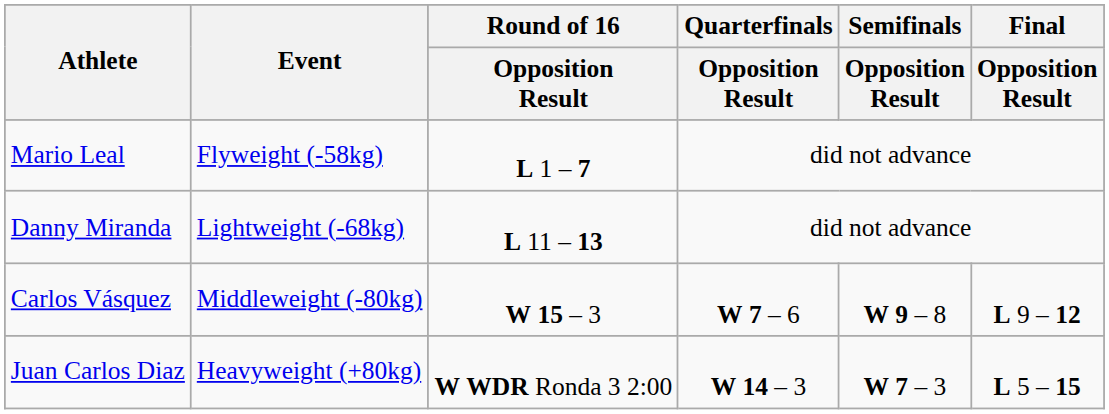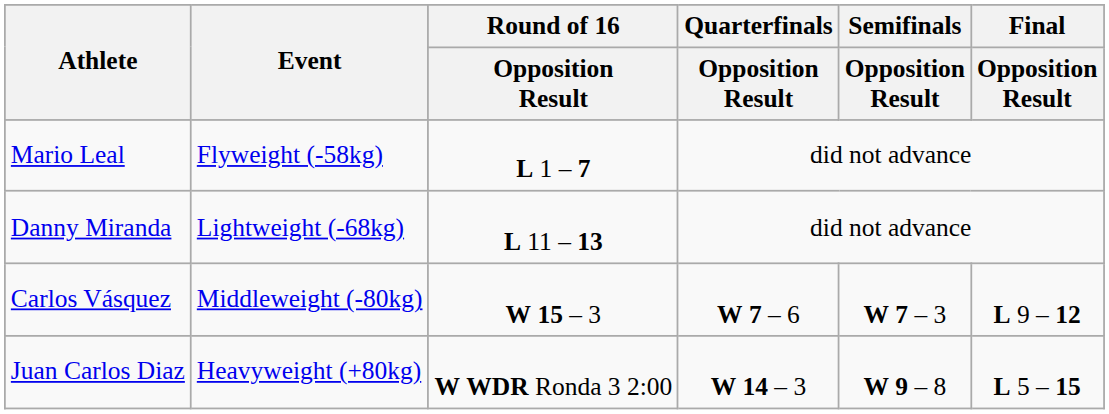(905, 314) W 9 – 8 -> (905, 314) W 7 – 3
(905, 386) W 7 – 3 -> (905, 386) W 9 – 8
